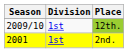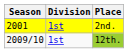rows swapped: (105, 40) <-> (108, 26)
